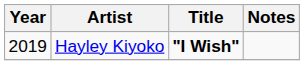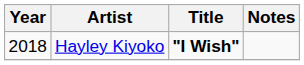(28, 45) 2019 -> (28, 45) 2018
